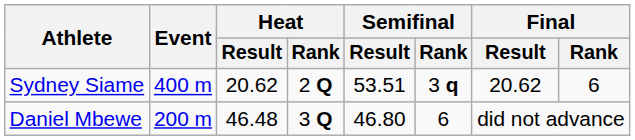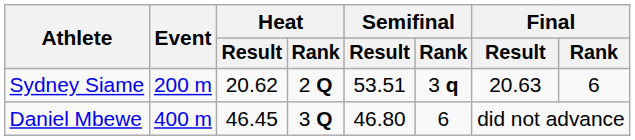(183, 86) 400 m -> (183, 86) 200 m
(515, 86) 20.62 -> (515, 86) 20.63
(183, 119) 200 m -> (183, 119) 400 m
(252, 119) 46.48 -> (252, 119) 46.45
